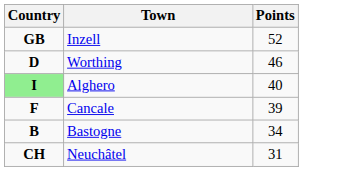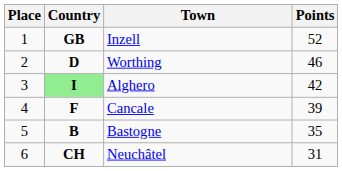+ column: (24, 16)
(275, 85) 40 -> (315, 85) 42
(275, 131) 34 -> (315, 131) 35
